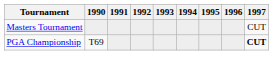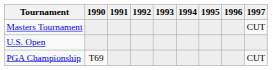+ row: (26, 42)
(257, 42) bold -> (256, 58) normal
